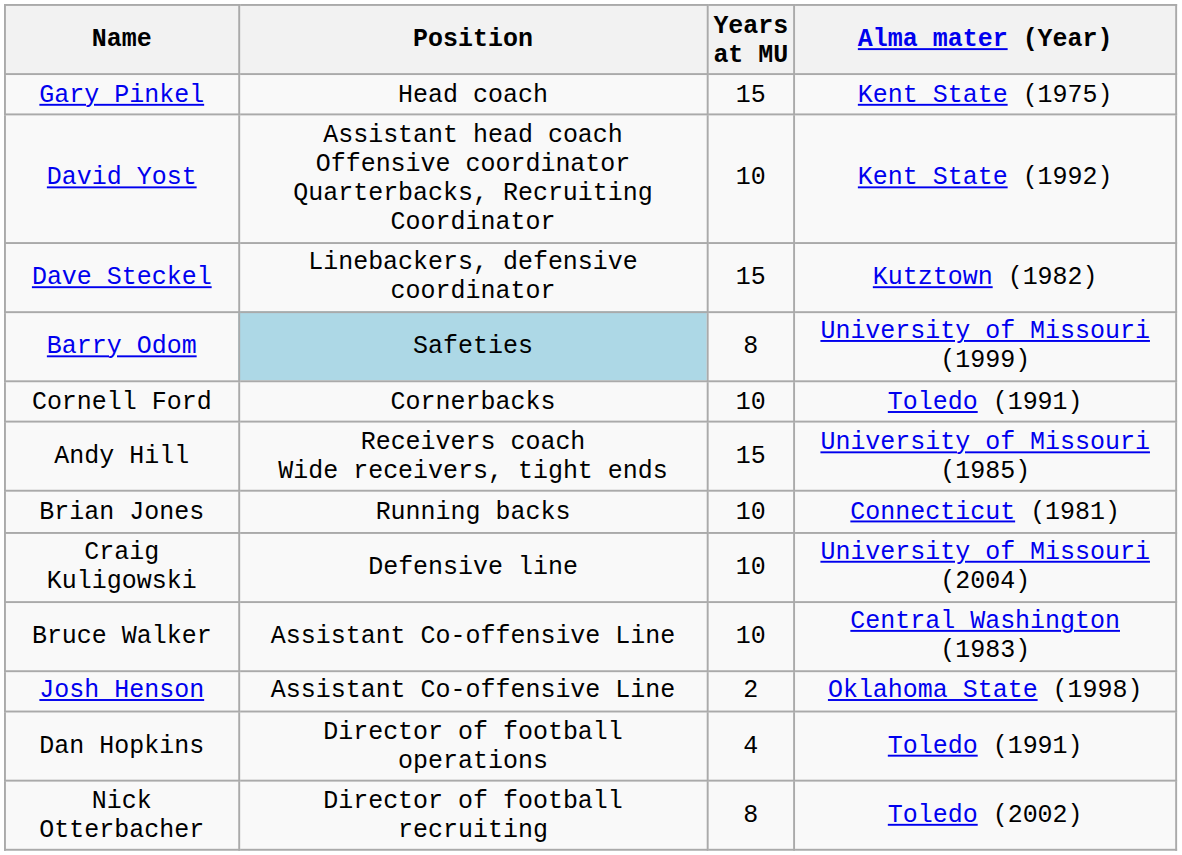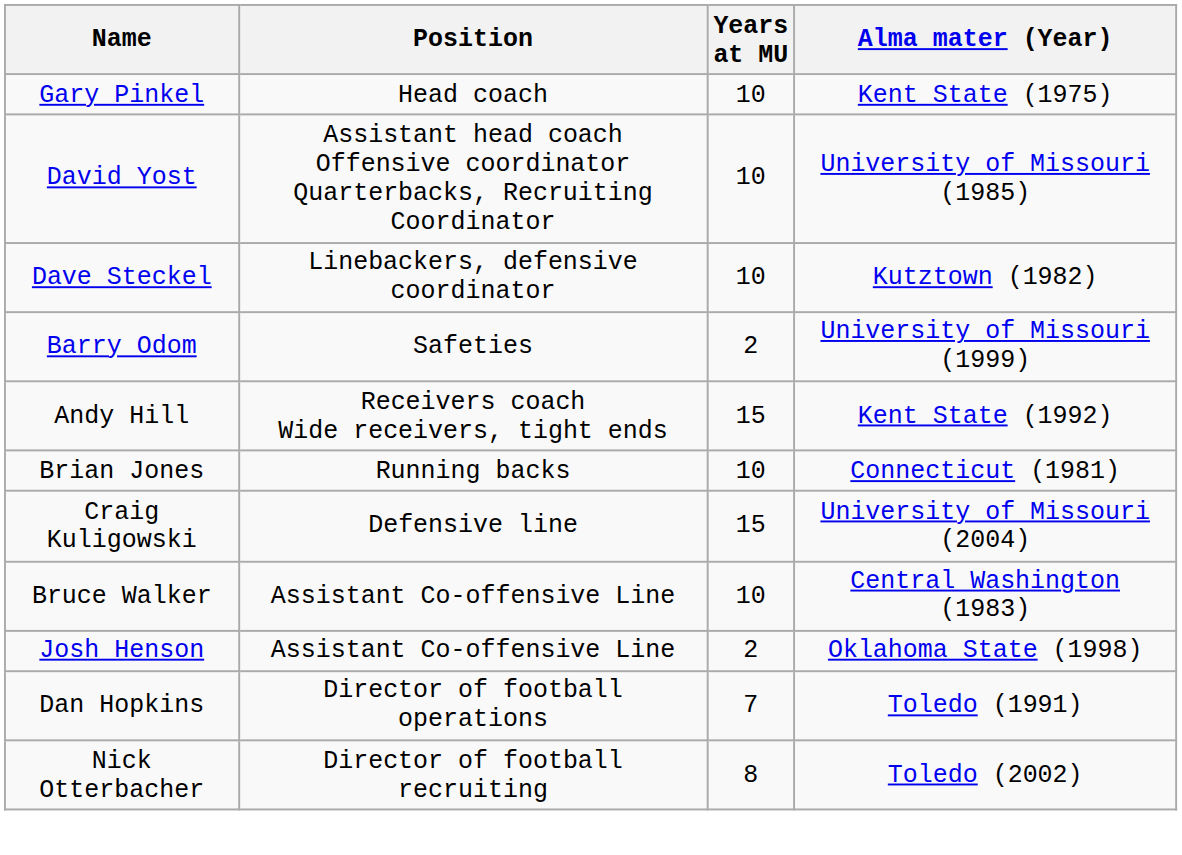(751, 95) 15 -> (751, 95) 10
(985, 179) Kent State (1992) -> (985, 179) University of Missouri (1985)
(751, 277) 15 -> (751, 277) 10
(473, 346) lightblue background -> (473, 346) no background
(751, 346) 8 -> (751, 346) 2
- row: (122, 402)
(985, 457) University of Missouri (1985) -> (985, 416) Kent State (1992)
(751, 567) 10 -> (751, 526) 15
(751, 746) 4 -> (751, 706) 7
